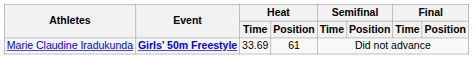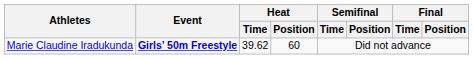(255, 46) 33.69 -> (255, 46) 39.62
(294, 46) 61 -> (294, 46) 60
